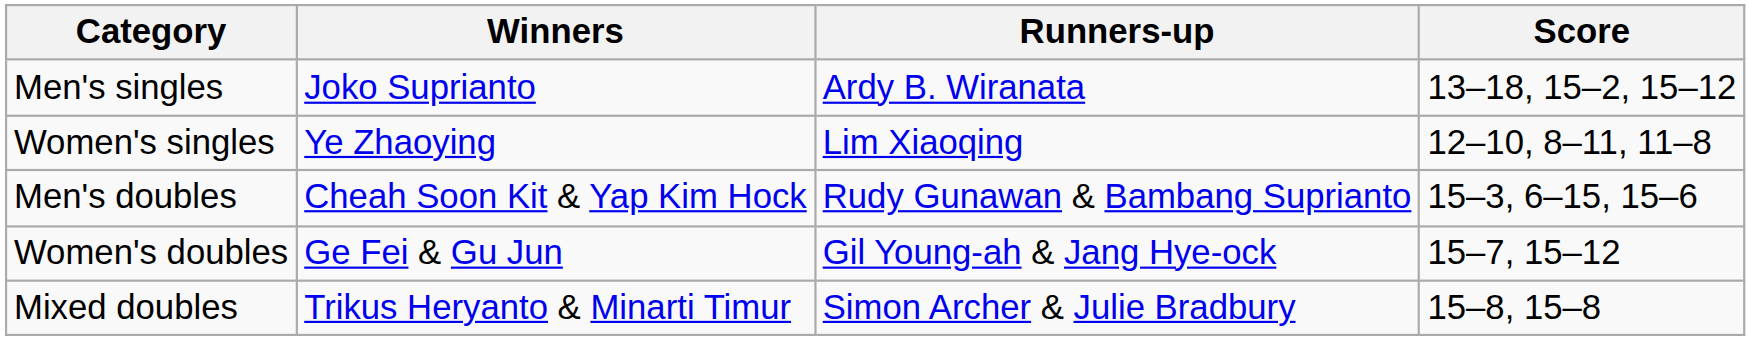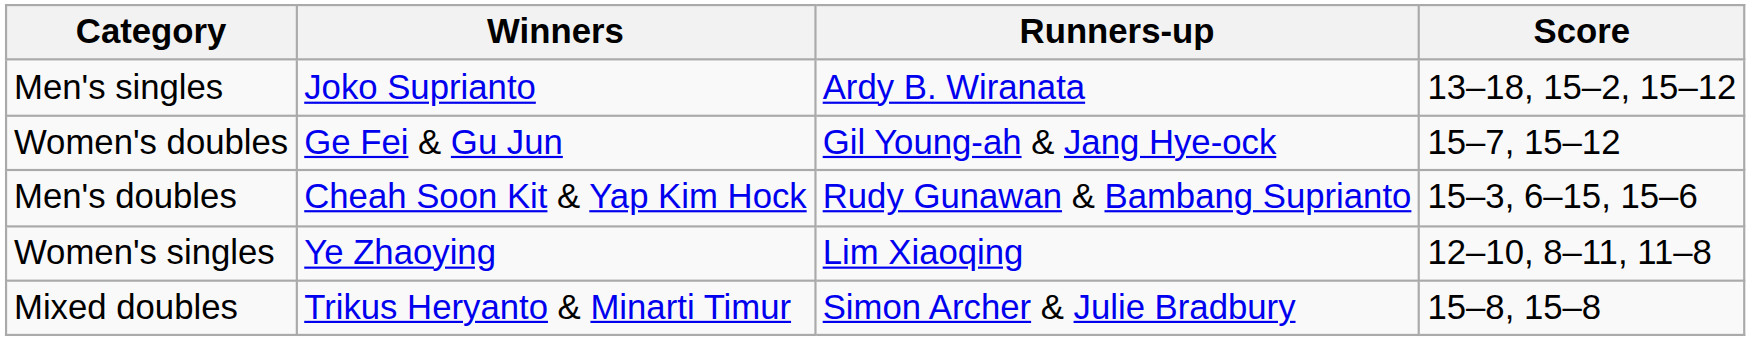rows swapped: (144, 142) <-> (151, 252)
